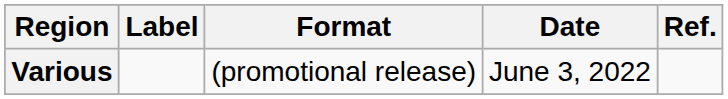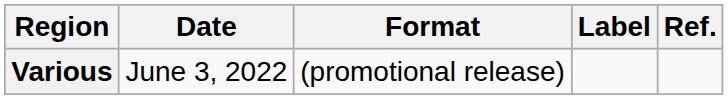columns swapped: (570, 26) <-> (162, 26)
